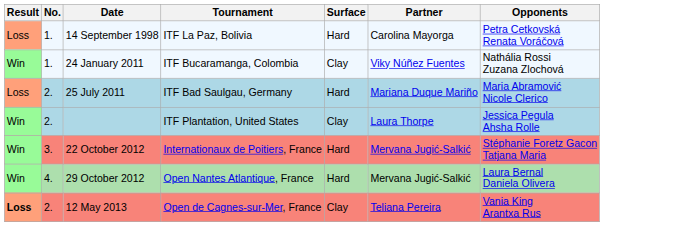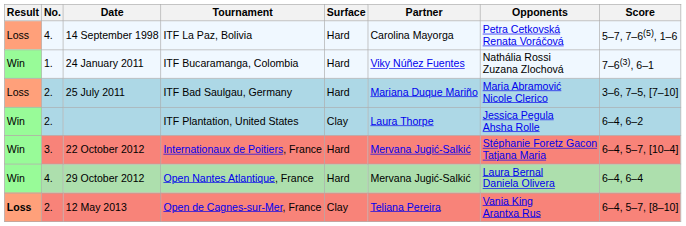+ column: (640, 12)
(48, 35) 1. -> (48, 35) 4.
(337, 64) Clay -> (338, 64) Hard
